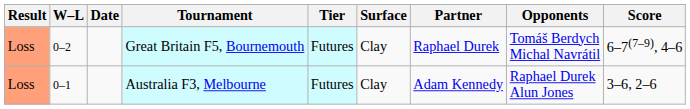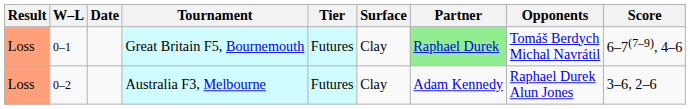(62, 47) 0–2 -> (62, 47) 0–1
(456, 46) no background -> (456, 46) lightgreen background
(62, 85) 0–1 -> (62, 85) 0–2
